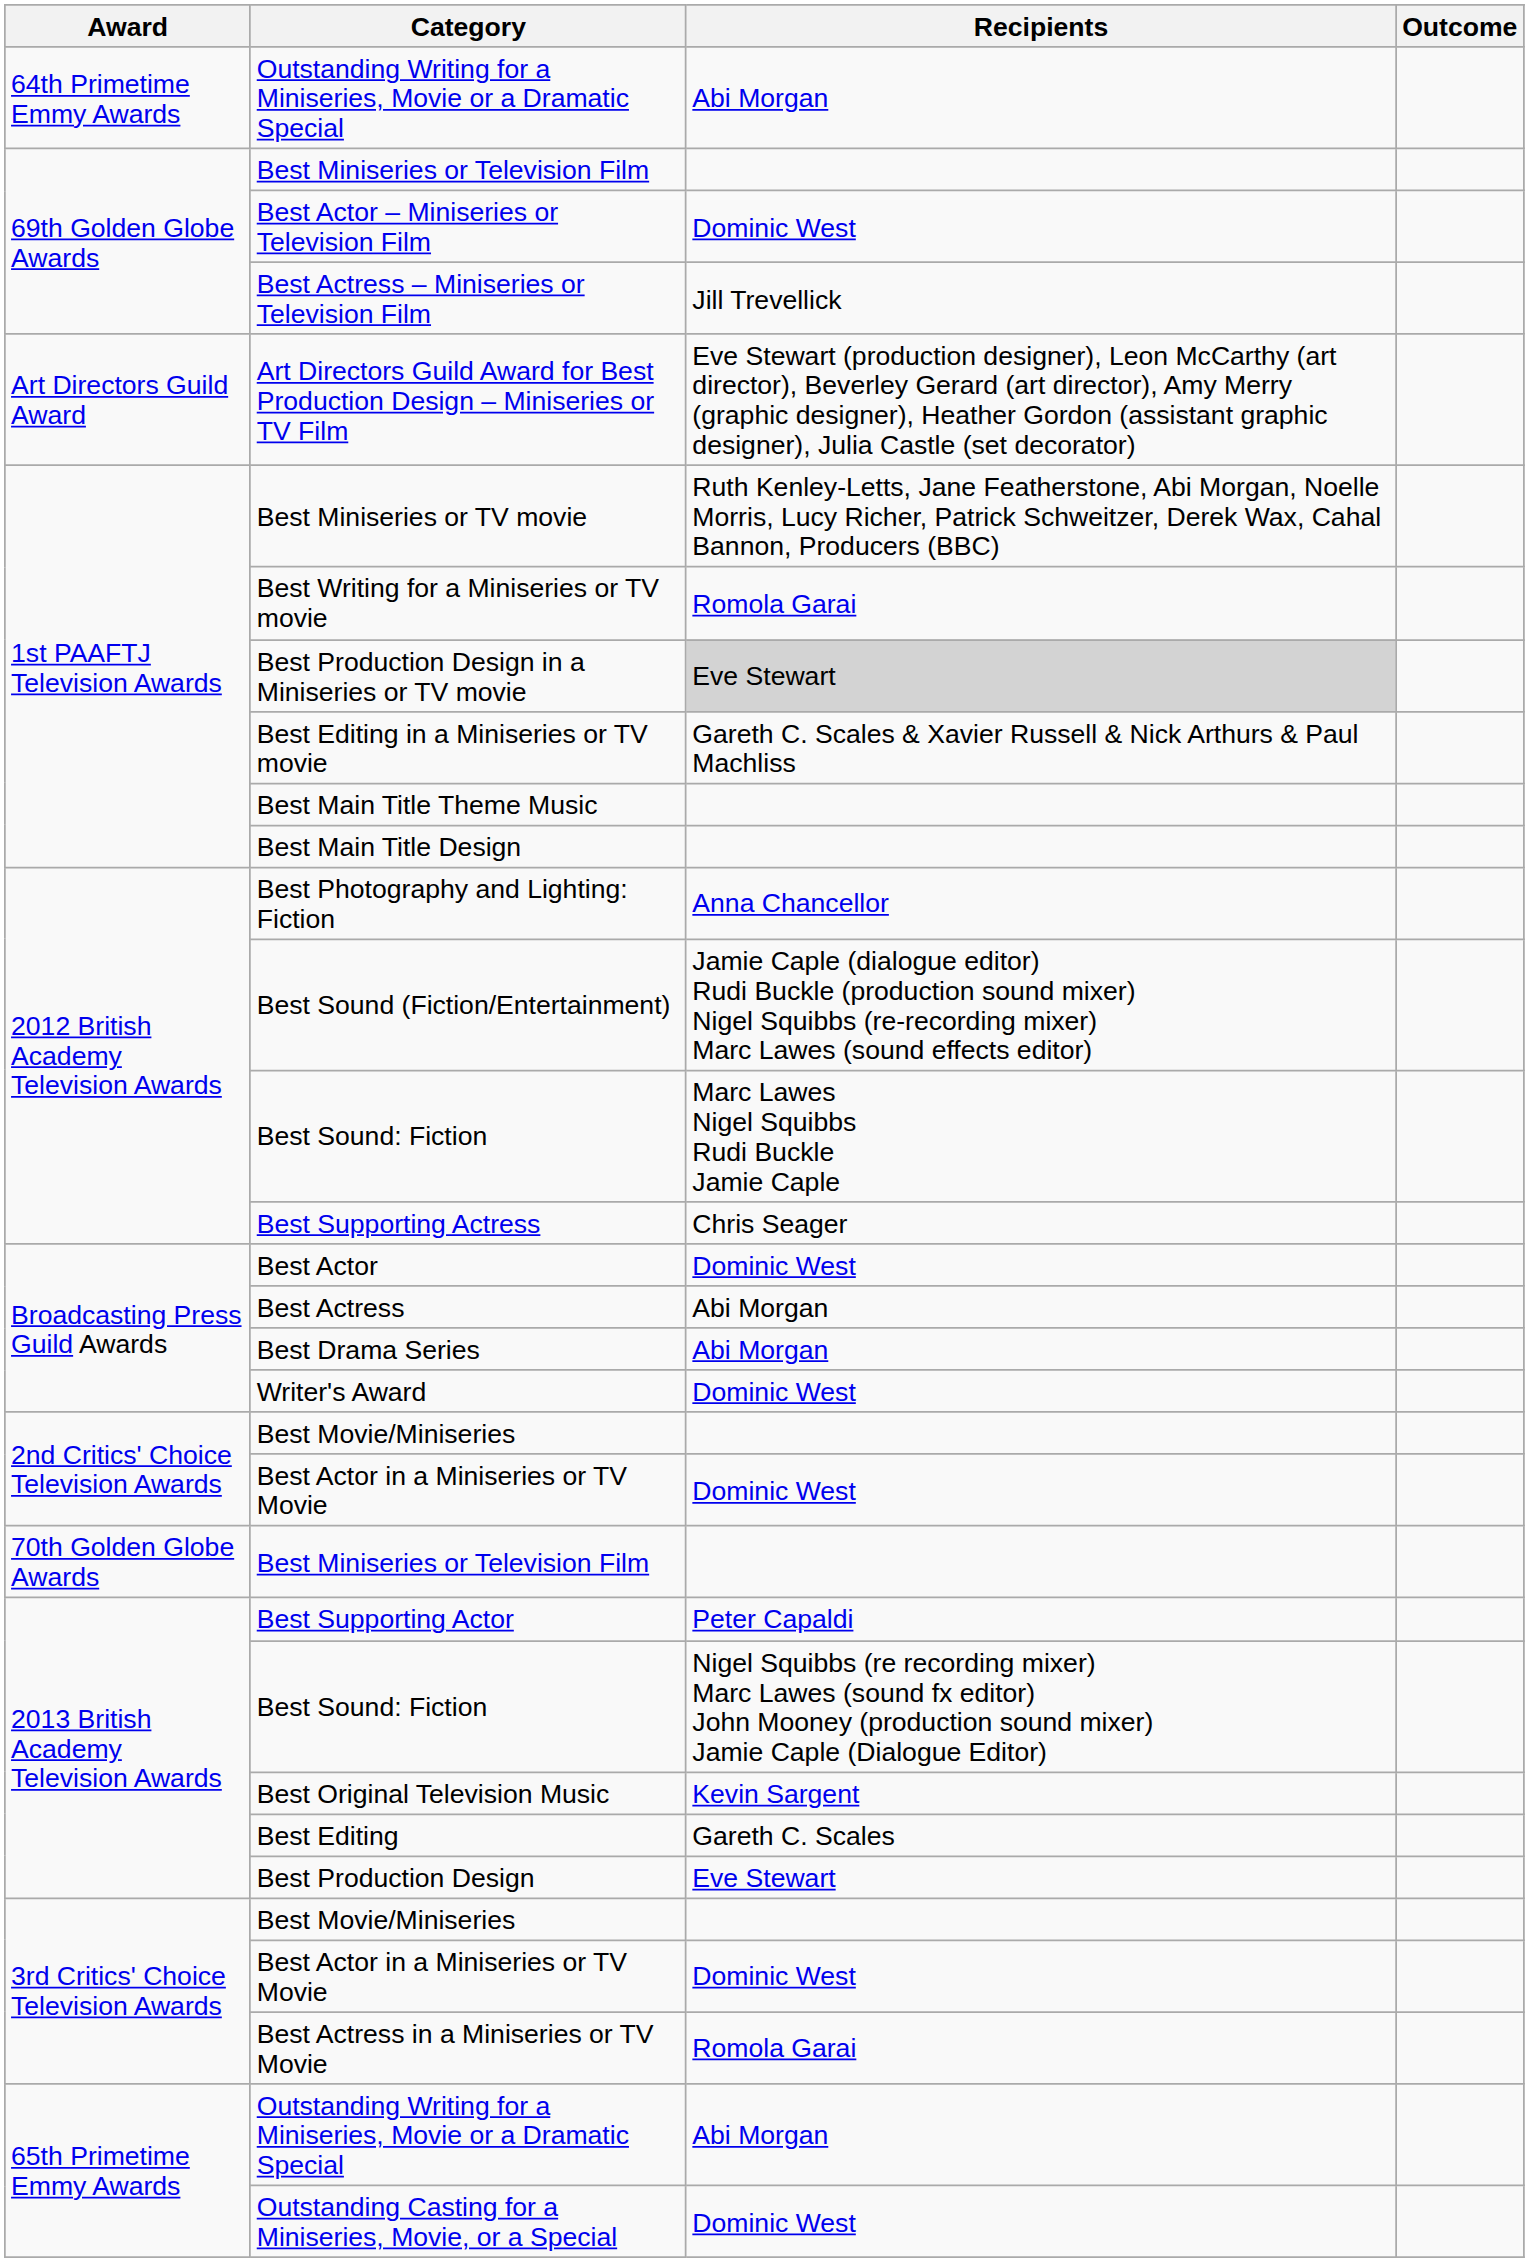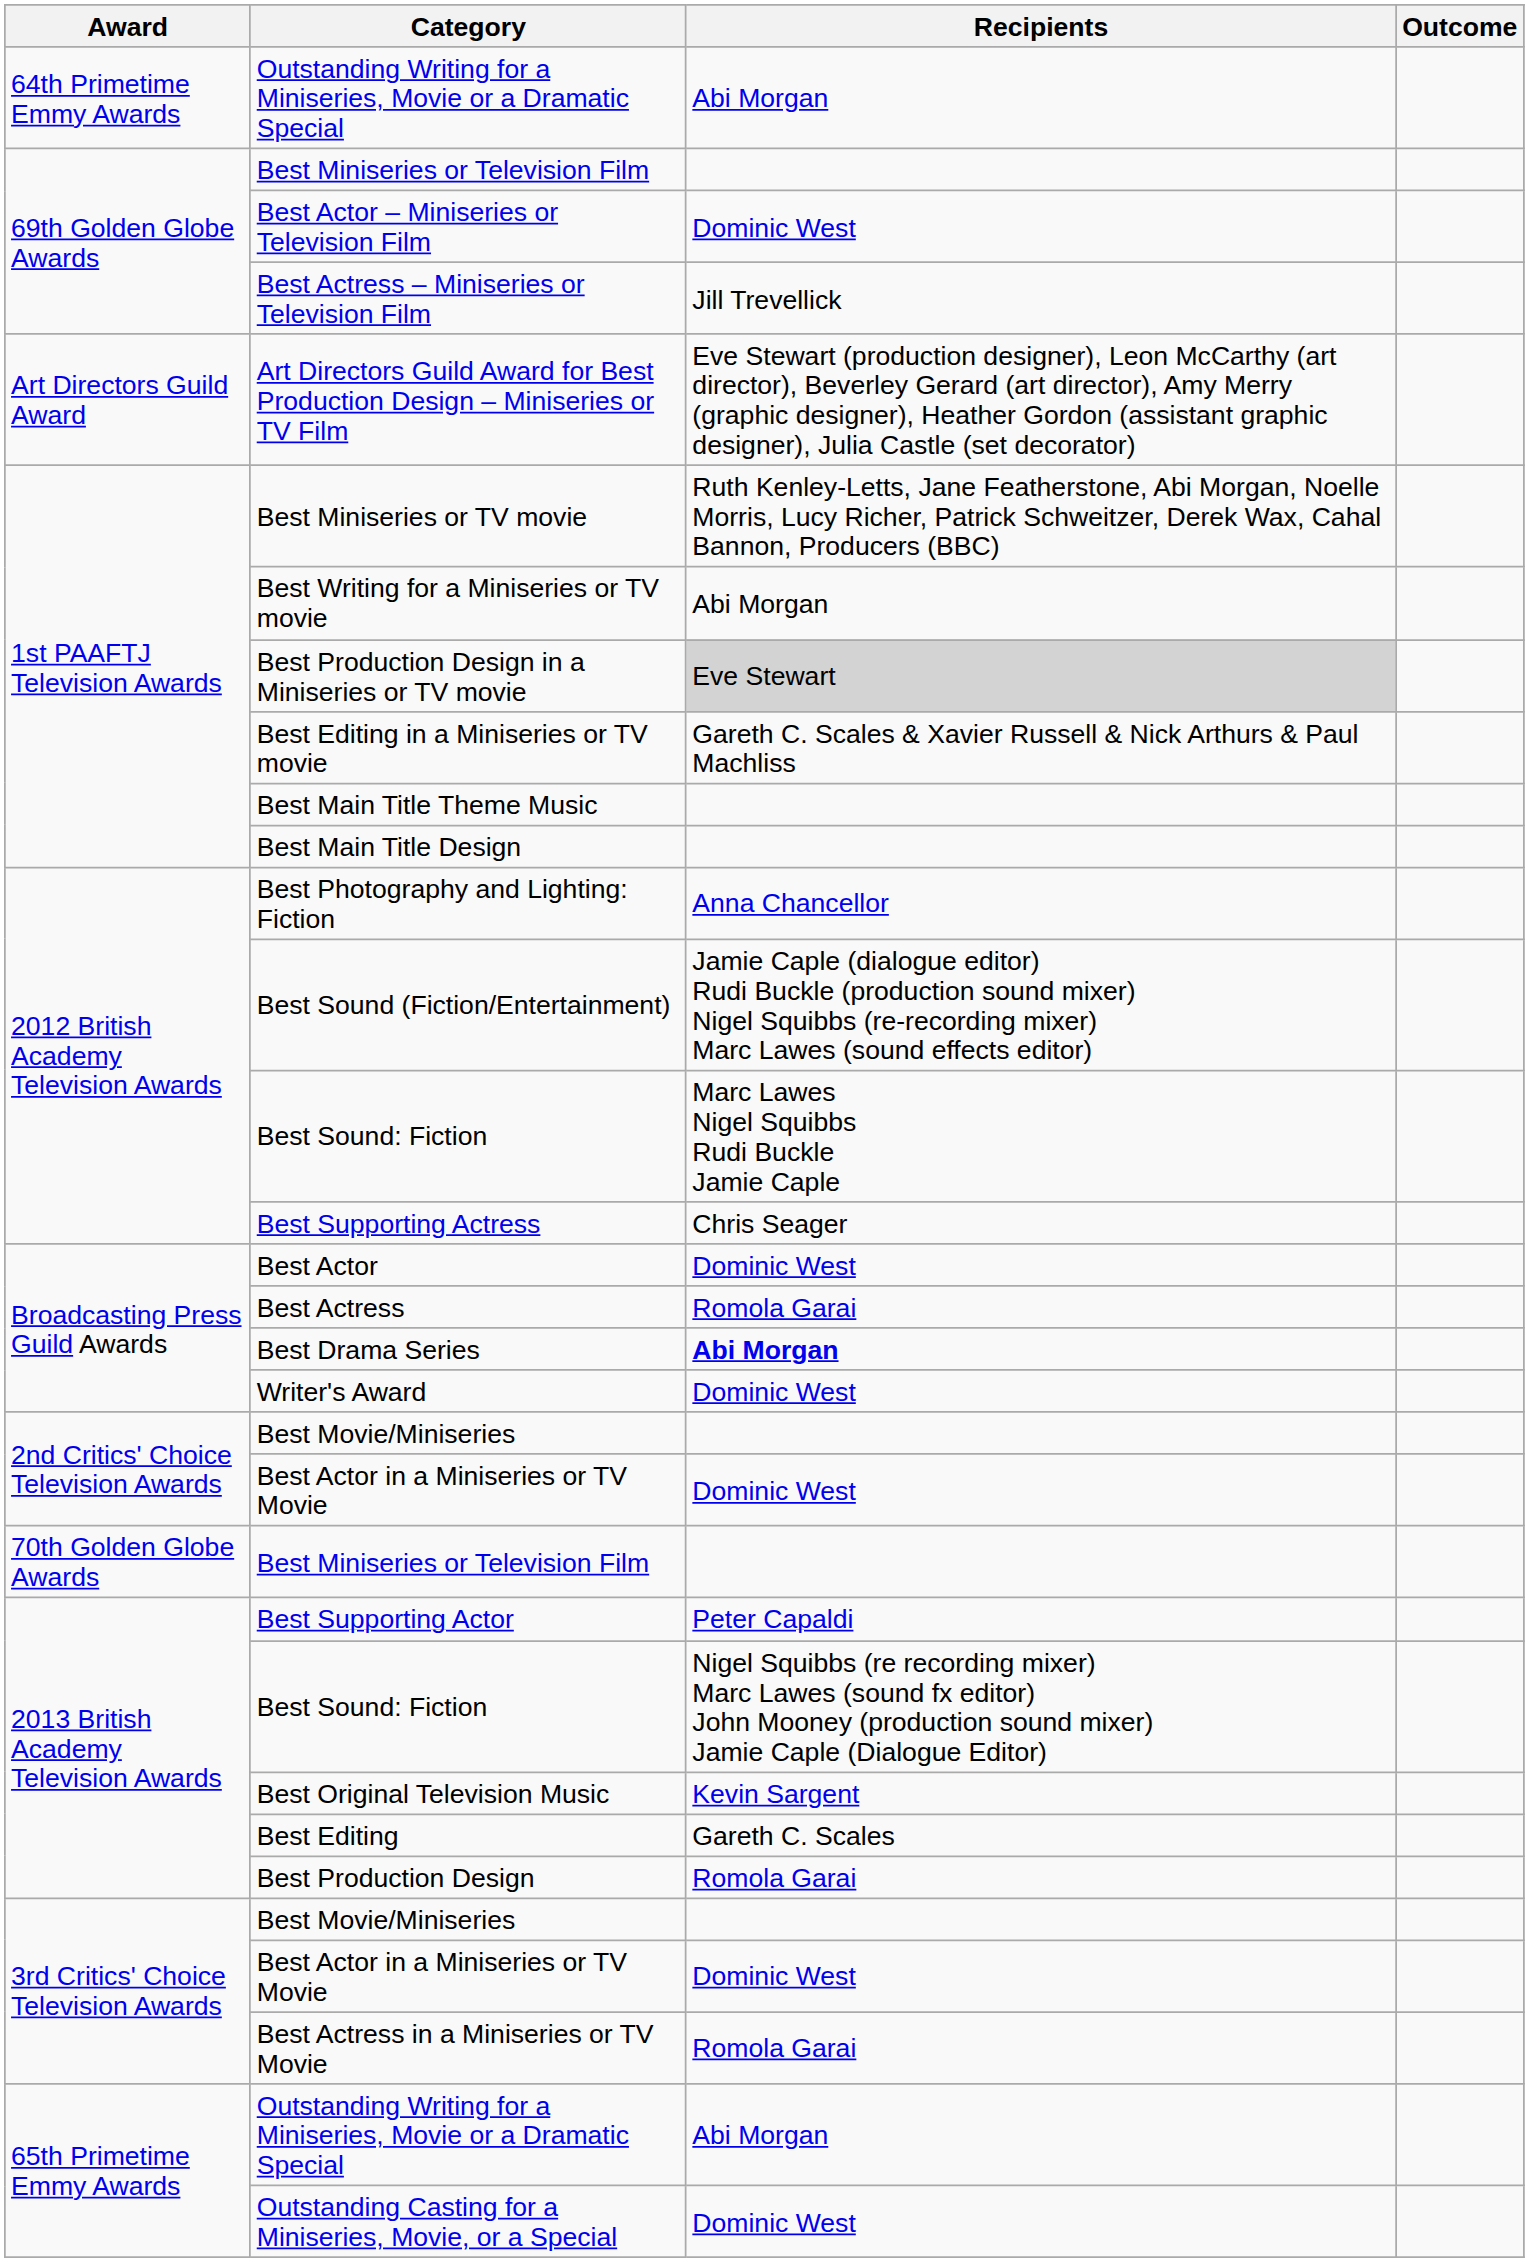(774, 604) Romola Garai -> (760, 604) Abi Morgan
(760, 1307) Abi Morgan -> (774, 1307) Romola Garai
(760, 1349) normal -> (765, 1349) bold
(764, 1877) Eve Stewart -> (774, 1877) Romola Garai
